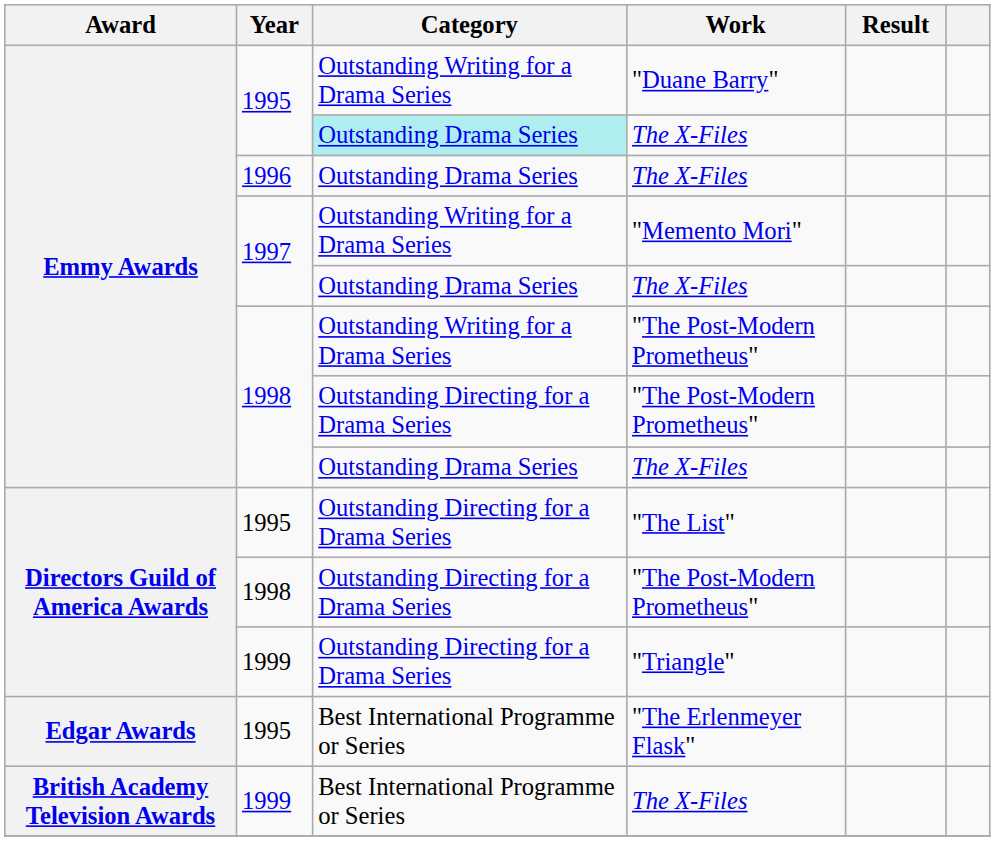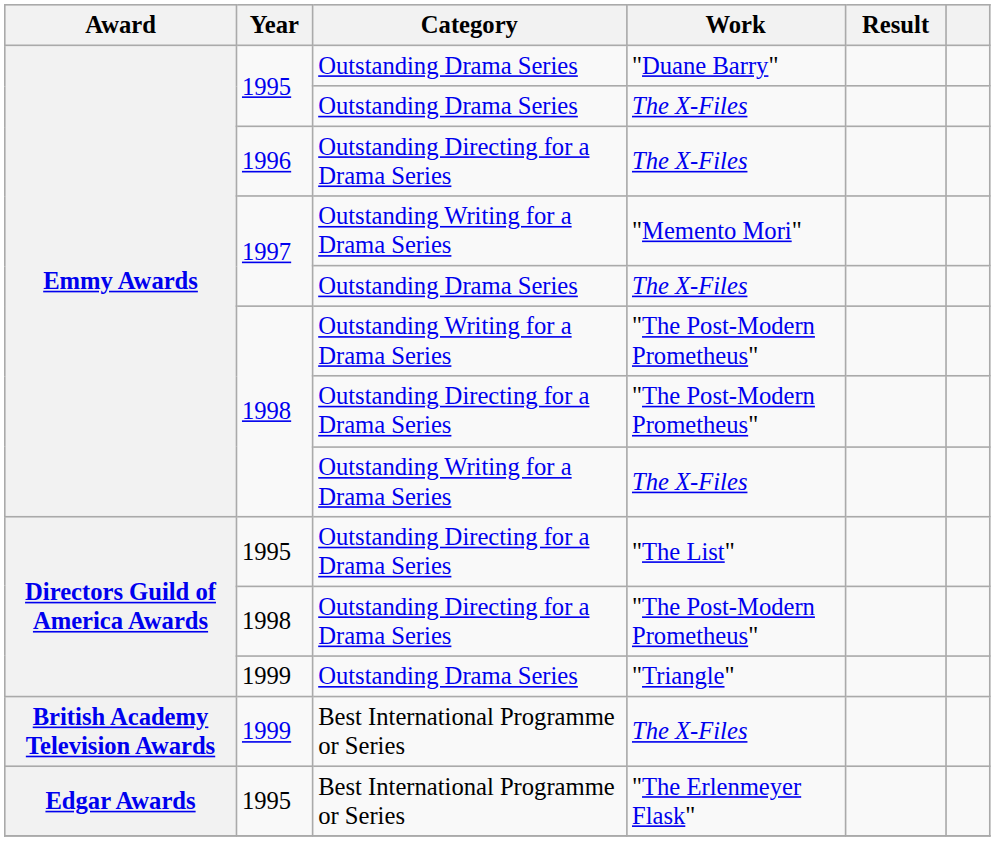(445, 80) Outstanding Writing for a Drama Series -> (448, 65) Outstanding Drama Series
(448, 135) paleturquoise background -> (448, 106) no background
(448, 175) Outstanding Drama Series -> (454, 161) Outstanding Directing for a Drama Series
(448, 466) Outstanding Drama Series -> (445, 481) Outstanding Writing for a Drama Series
(454, 661) Outstanding Directing for a Drama Series -> (448, 675) Outstanding Drama Series
rows swapped: (267, 800) <-> (267, 730)
